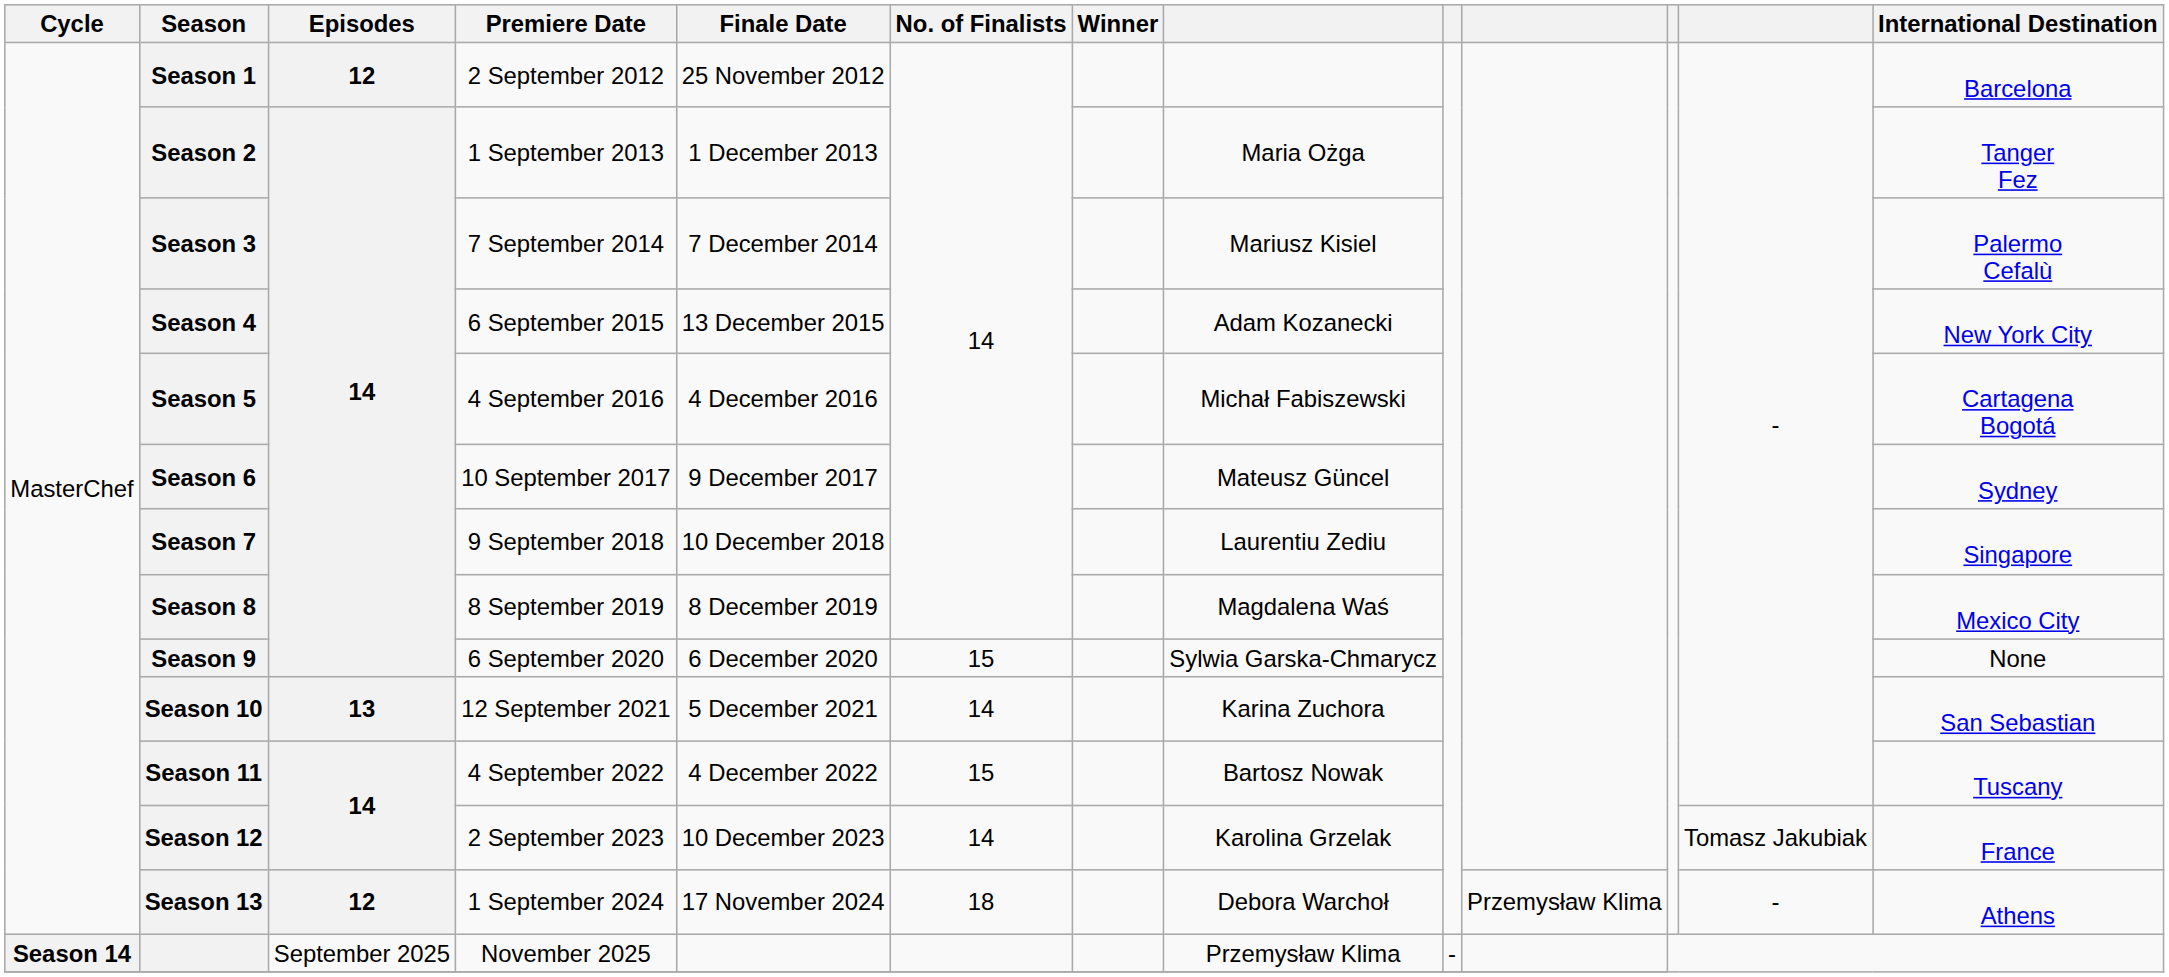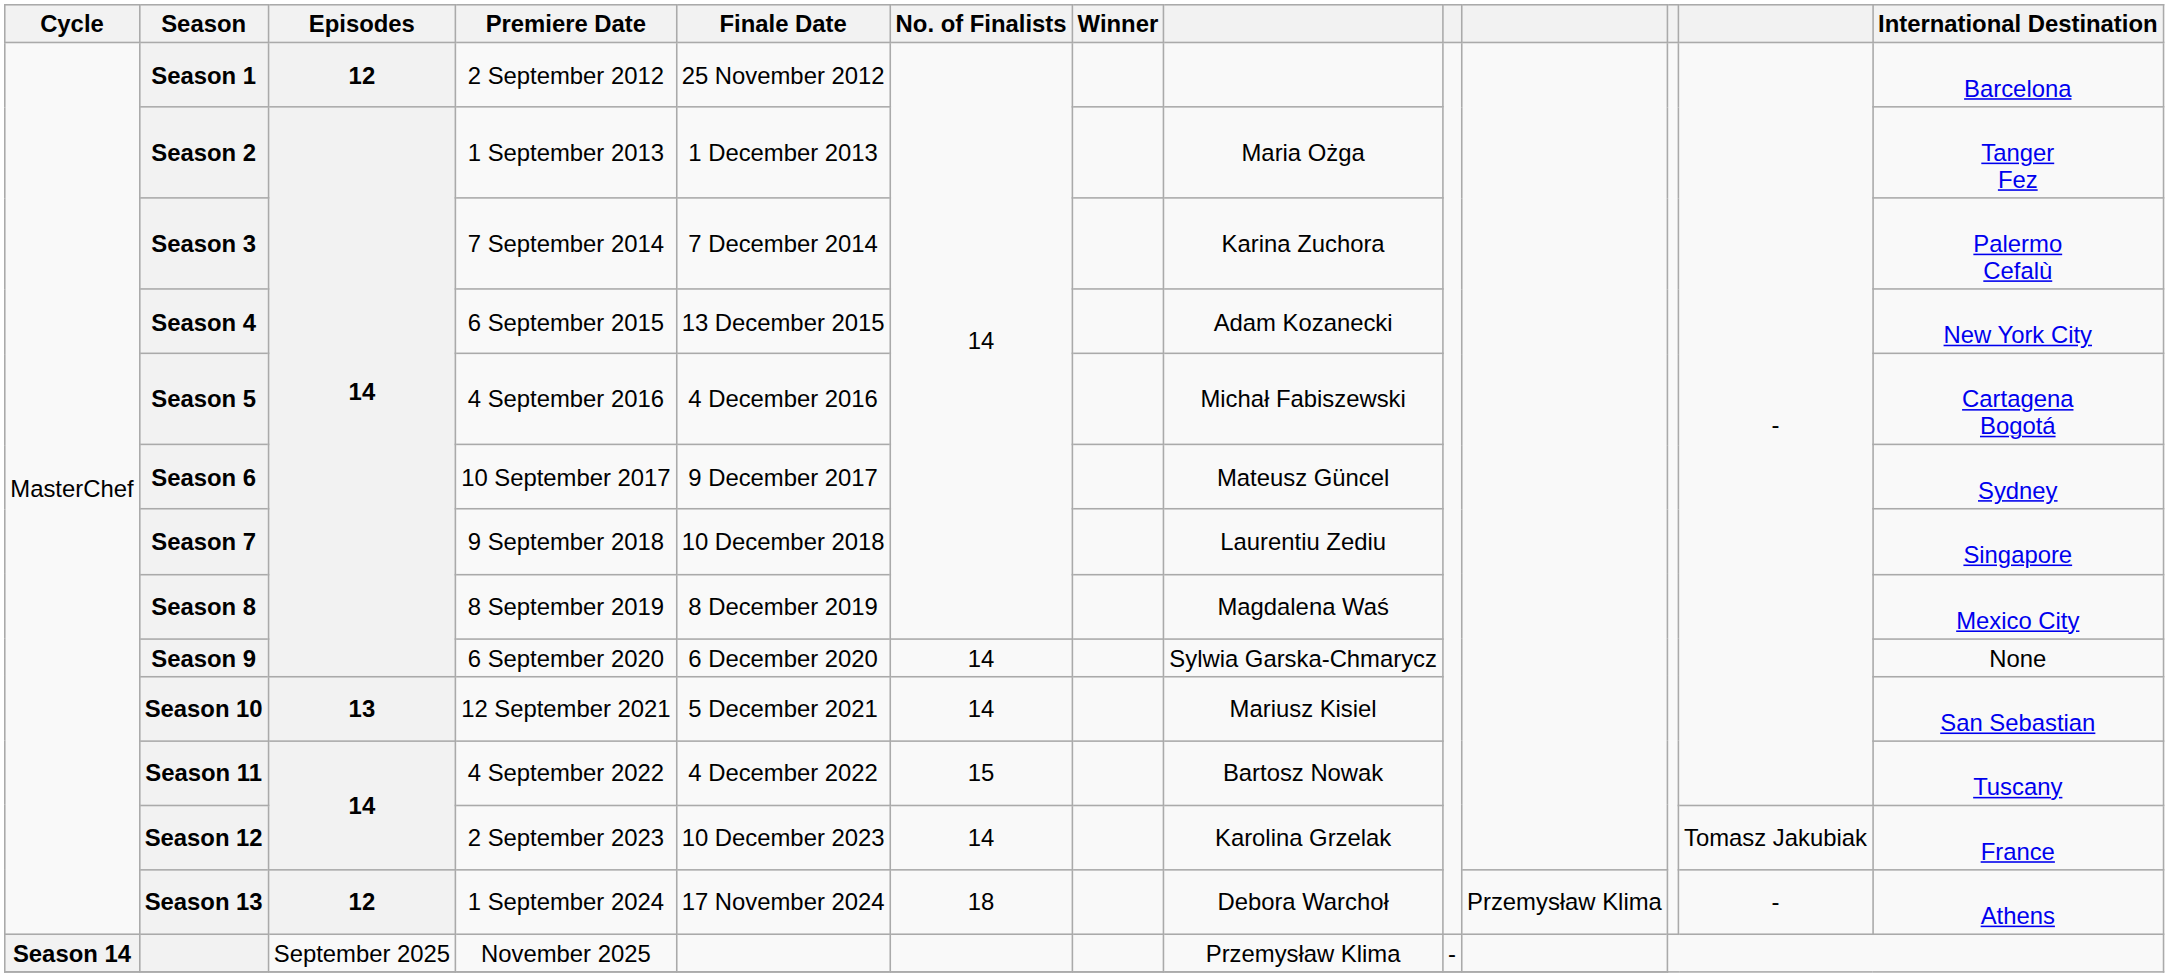(1303, 244) Mariusz Kisiel -> (1303, 244) Karina Zuchora
(981, 657) 15 -> (981, 657) 14
(1303, 709) Karina Zuchora -> (1303, 709) Mariusz Kisiel
